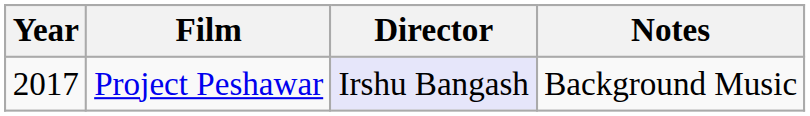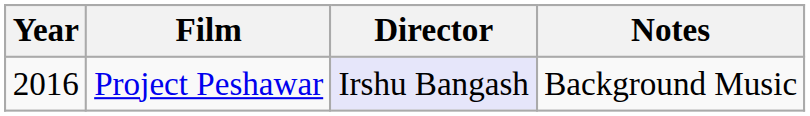(46, 83) 2017 -> (46, 83) 2016
